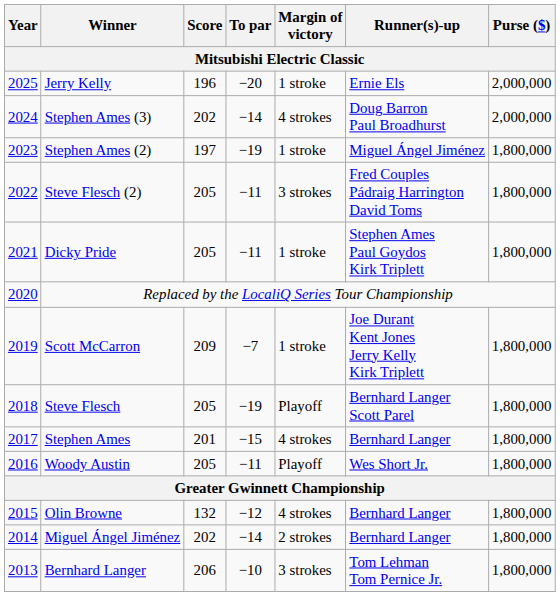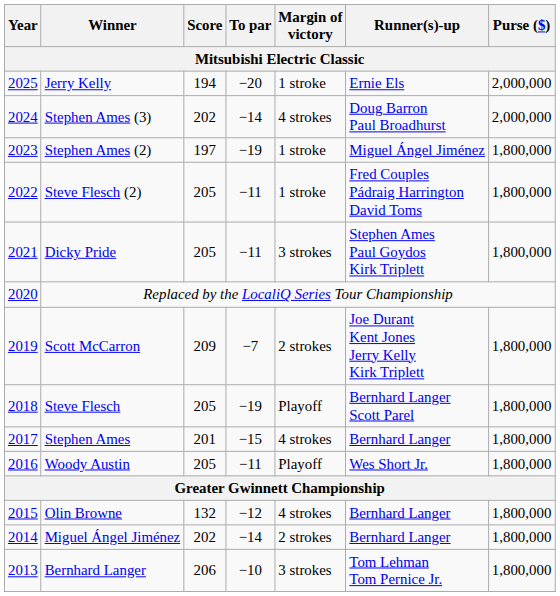(205, 83) 196 -> (205, 83) 194
(305, 192) 3 strokes -> (302, 192) 1 stroke
(302, 252) 1 stroke -> (305, 252) 3 strokes
(302, 345) 1 stroke -> (305, 345) 2 strokes
